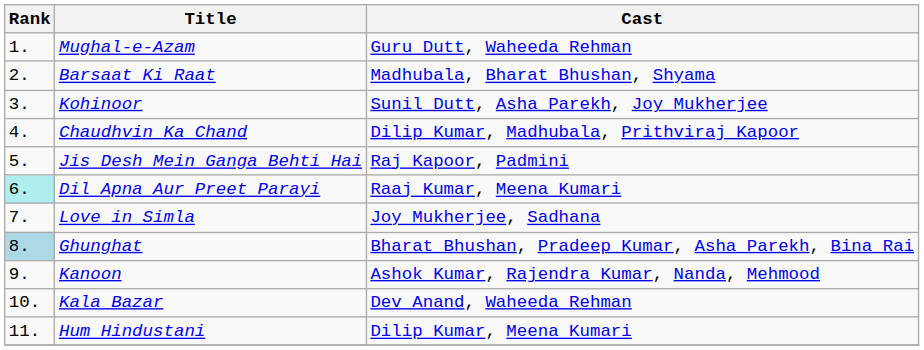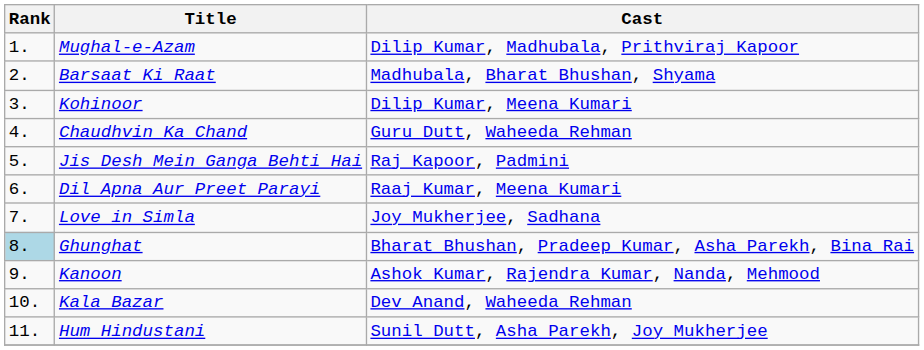(501, 47) Guru Dutt, Waheeda Rehman -> (585, 47) Dilip Kumar, Madhubala, Prithviraj Kapoor
(569, 104) Sunil Dutt, Asha Parekh, Joy Mukherjee -> (501, 104) Dilip Kumar, Meena Kumari
(585, 132) Dilip Kumar, Madhubala, Prithviraj Kapoor -> (501, 132) Guru Dutt, Waheeda Rehman
(19, 189) paleturquoise background -> (19, 189) no background
(501, 331) Dilip Kumar, Meena Kumari -> (569, 331) Sunil Dutt, Asha Parekh, Joy Mukherjee
